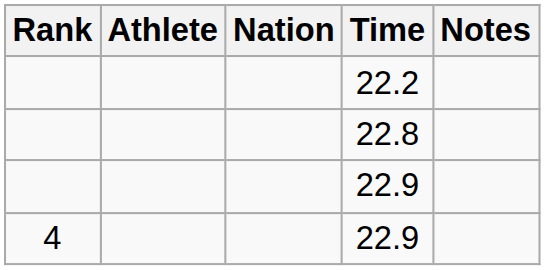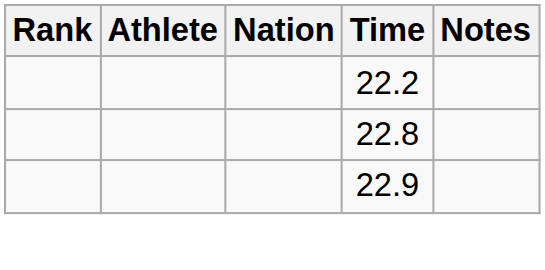- row: (52, 237)
